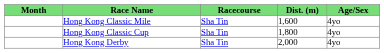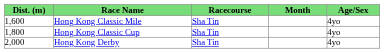columns swapped: (34, 9) <-> (302, 9)
